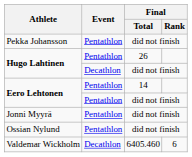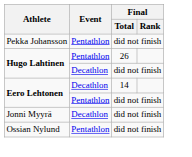(103, 85) Pentathlon -> (90, 85) Decathlon
(103, 115) Pentathlon -> (90, 115) Decathlon
- row: (43, 144)
